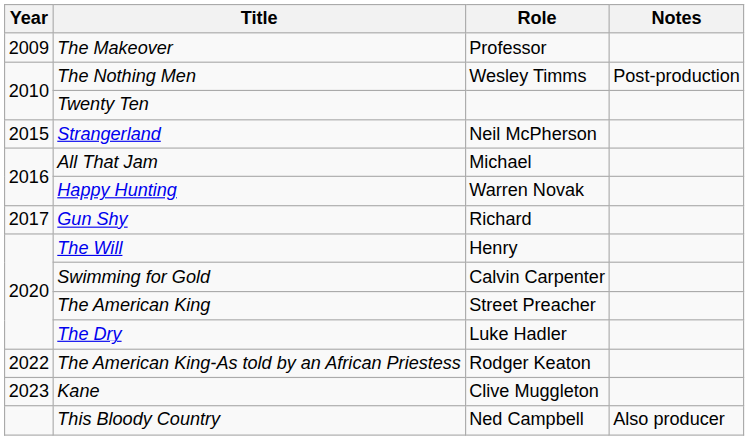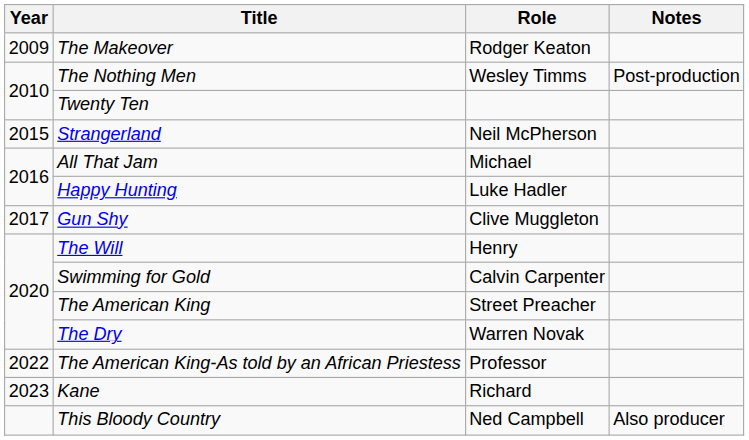(508, 47) Professor -> (530, 47) Rodger Keaton
(527, 190) Warren Novak -> (518, 190) Luke Hadler
(500, 219) Richard -> (534, 219) Clive Muggleton
(518, 334) Luke Hadler -> (527, 334) Warren Novak
(530, 362) Rodger Keaton -> (508, 362) Professor
(534, 391) Clive Muggleton -> (500, 391) Richard
